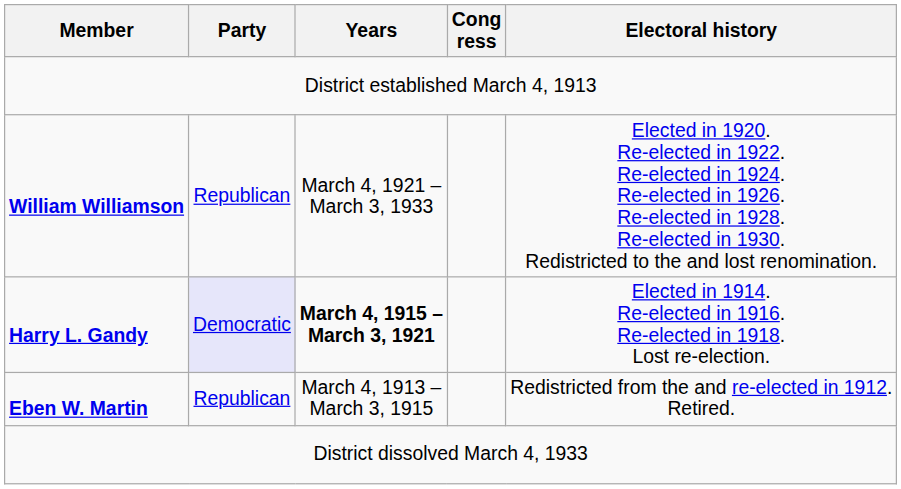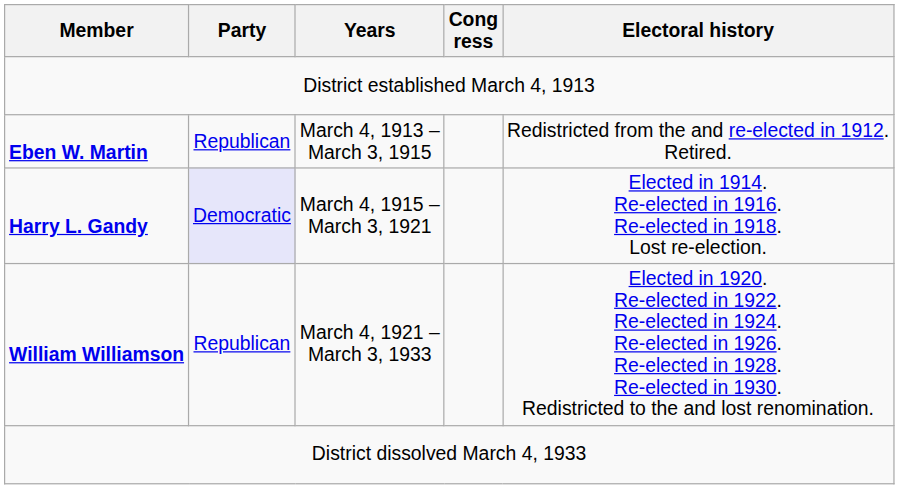rows swapped: (78, 409) <-> (97, 206)
(371, 324) bold -> (370, 215) normal
